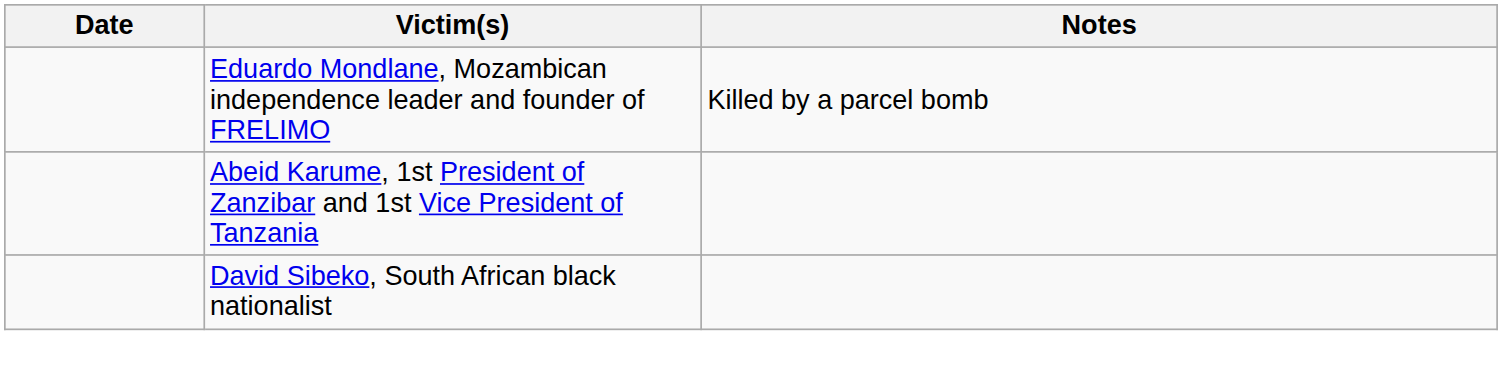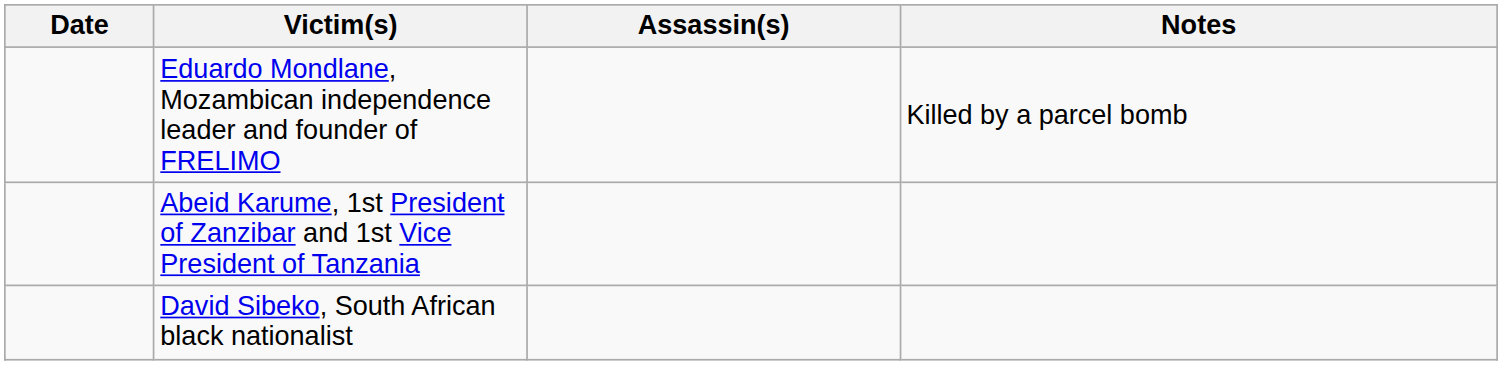+ column: (714, 25)
